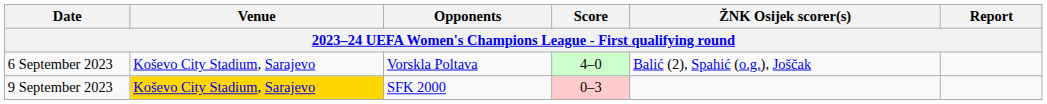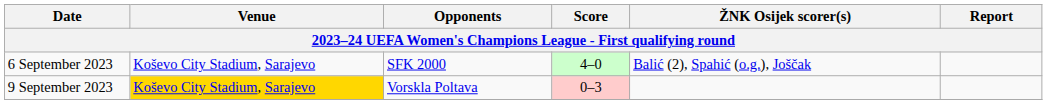(432, 64) Vorskla Poltava -> (416, 64) SFK 2000
(416, 88) SFK 2000 -> (432, 88) Vorskla Poltava
